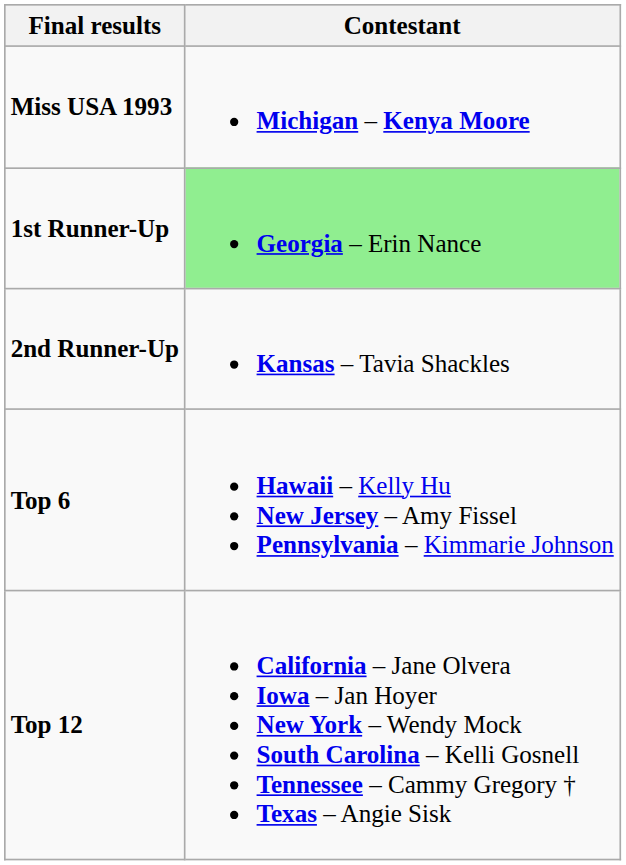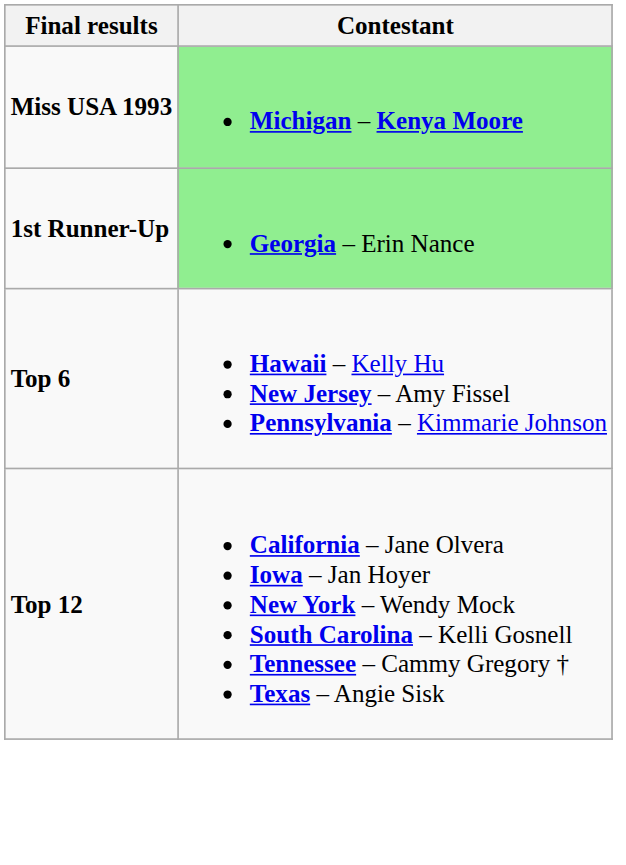(402, 122) no background -> (395, 122) lightgreen background
- row: (95, 348)
